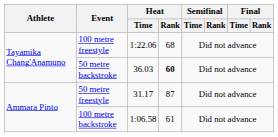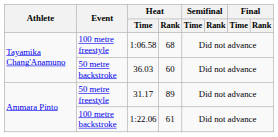(143, 45) 1:22.06 -> (143, 45) 1:06.58
(170, 70) bold -> (170, 70) normal
(170, 95) 87 -> (170, 95) 89
(143, 120) 1:06.58 -> (143, 120) 1:22.06
